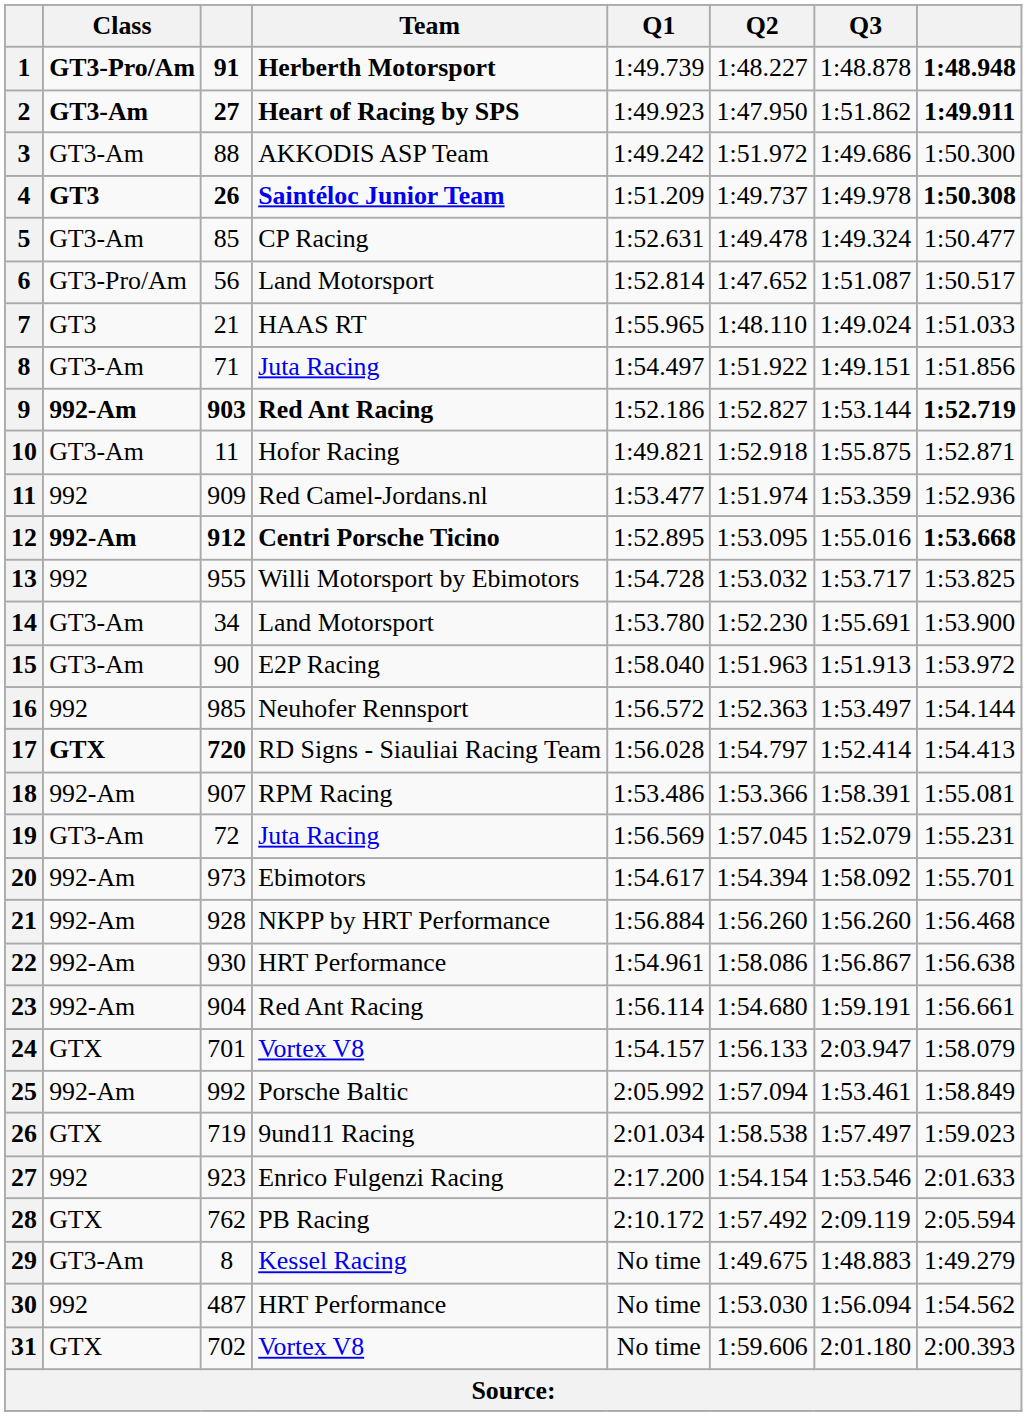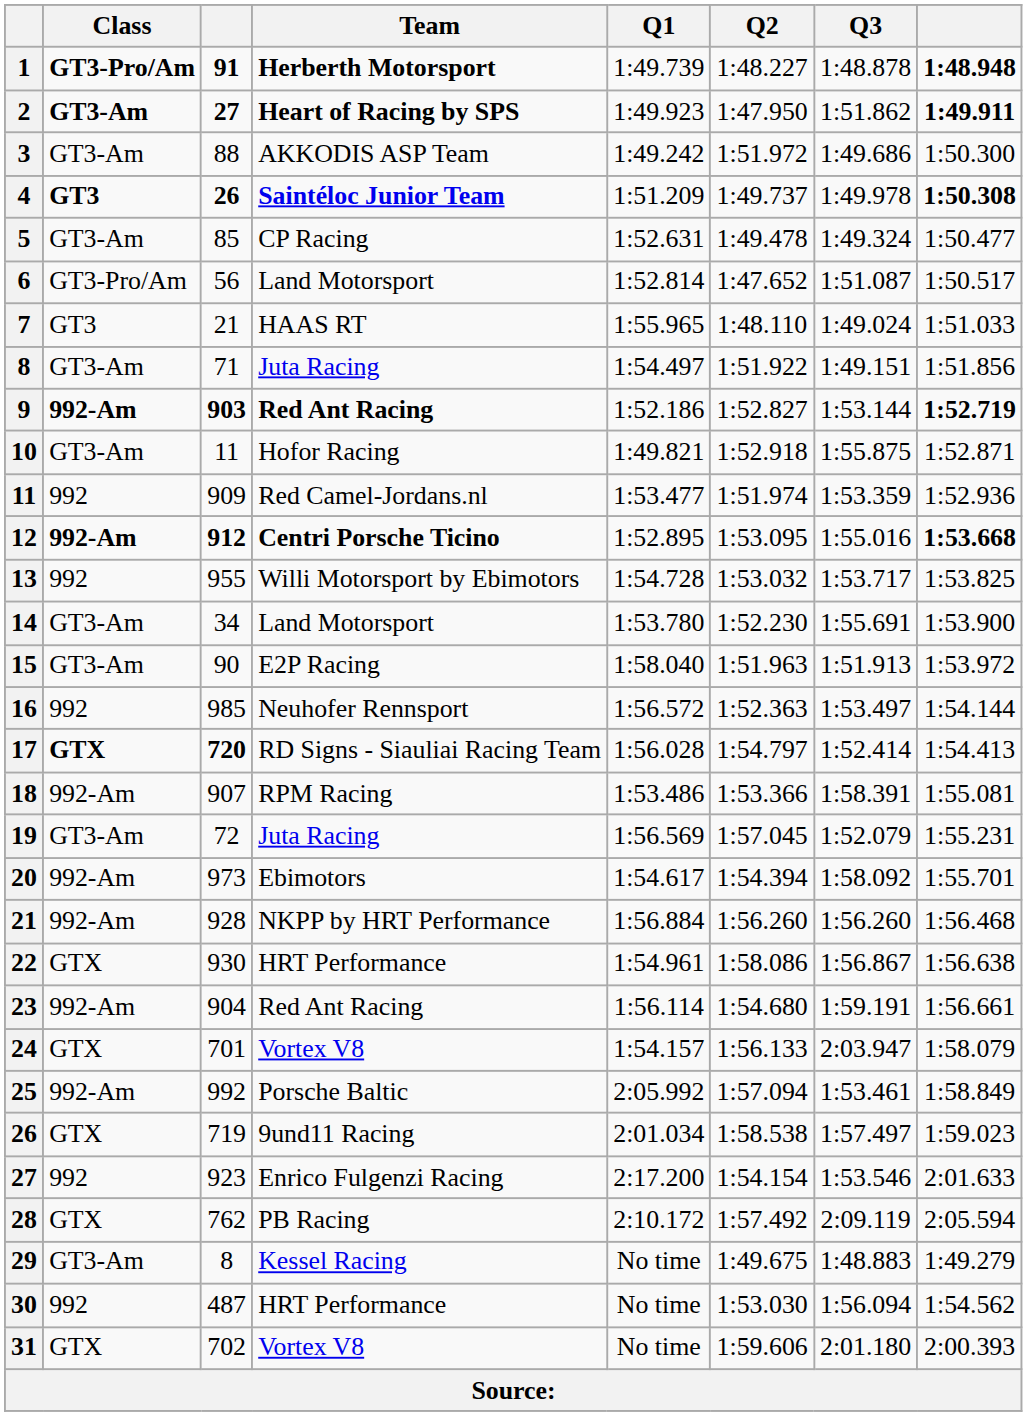(92, 963) 992-Am -> (76, 963) GTX
